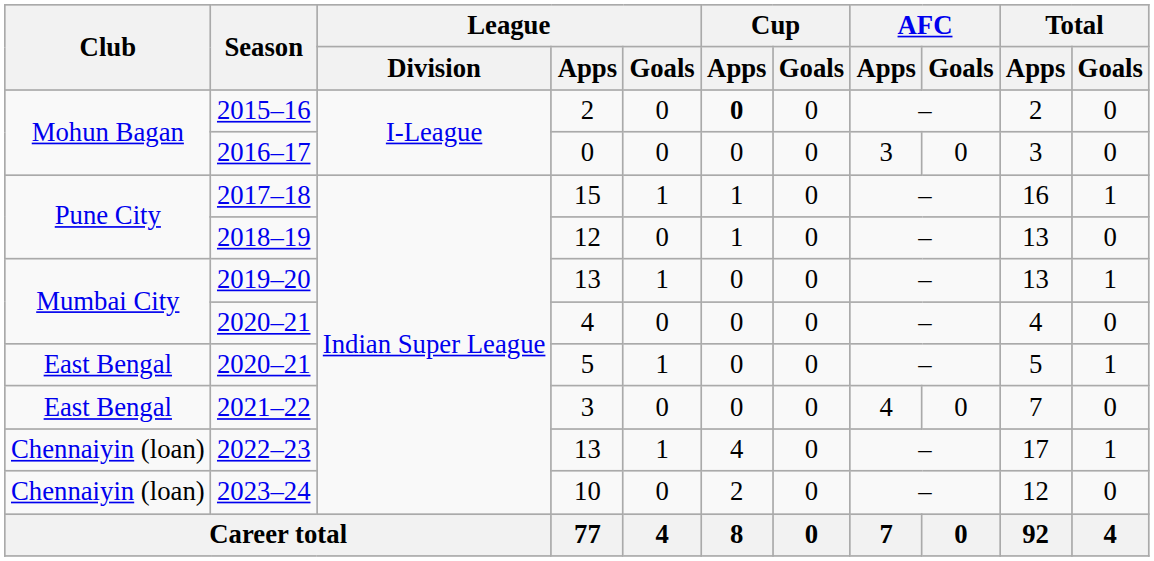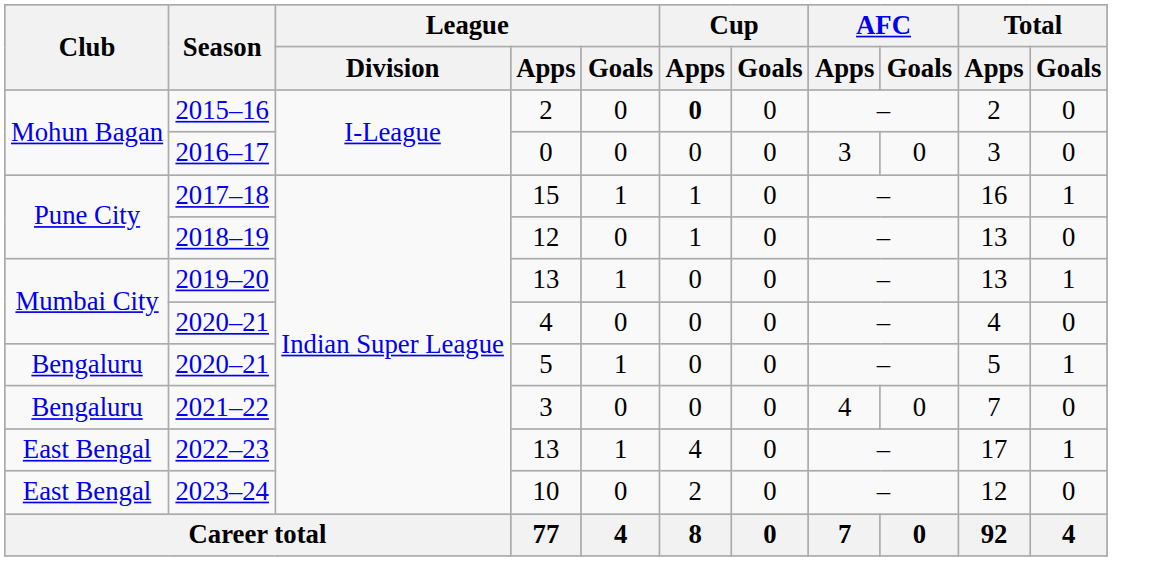(108, 364) East Bengal -> (87, 364) Bengaluru
(108, 407) East Bengal -> (87, 407) Bengaluru
(108, 449) Chennaiyin (loan) -> (87, 449) East Bengal
(108, 491) Chennaiyin (loan) -> (87, 491) East Bengal
